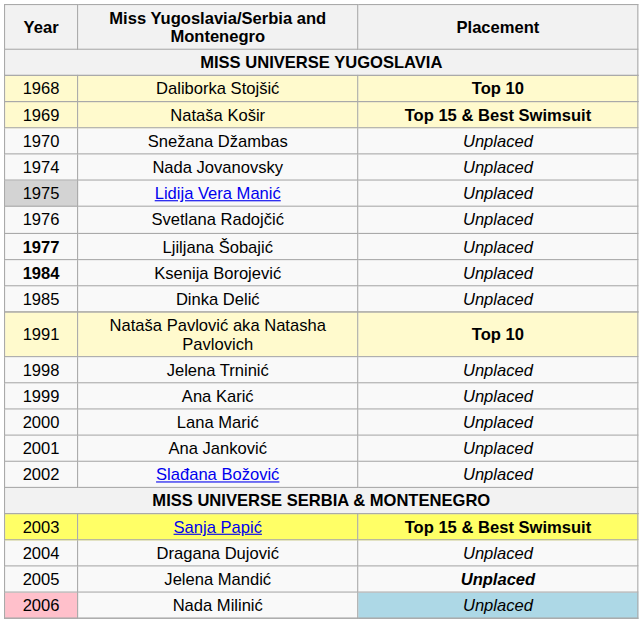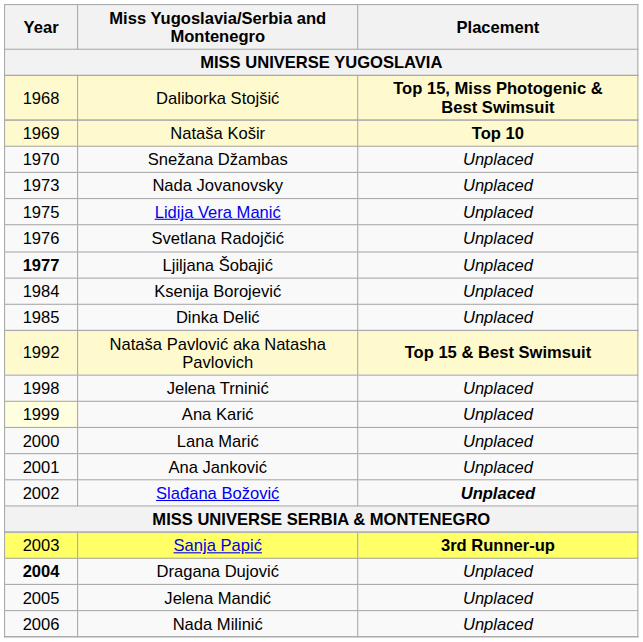(498, 89) Top 10 -> (498, 98) Top 15, Miss Photogenic & Best Swimsuit
(498, 115) Top 15 & Best Swimsuit -> (498, 134) Top 10
(41, 168) 1974 -> (41, 186) 1973
(41, 194) lightgrey background -> (41, 212) no background
(41, 272) bold -> (41, 291) normal
(41, 334) 1991 -> (41, 353) 1992
(498, 334) Top 10 -> (498, 353) Top 15 & Best Swimsuit
(41, 396) no background -> (41, 414) lightyellow background
(498, 475) normal -> (498, 493) bold
(498, 527) Top 15 & Best Swimsuit -> (498, 546) 3rd Runner-up
(41, 553) normal -> (41, 572) bold
(498, 579) bold -> (498, 598) normal
(41, 606) pink background -> (41, 624) no background
(498, 606) lightblue background -> (498, 624) no background
